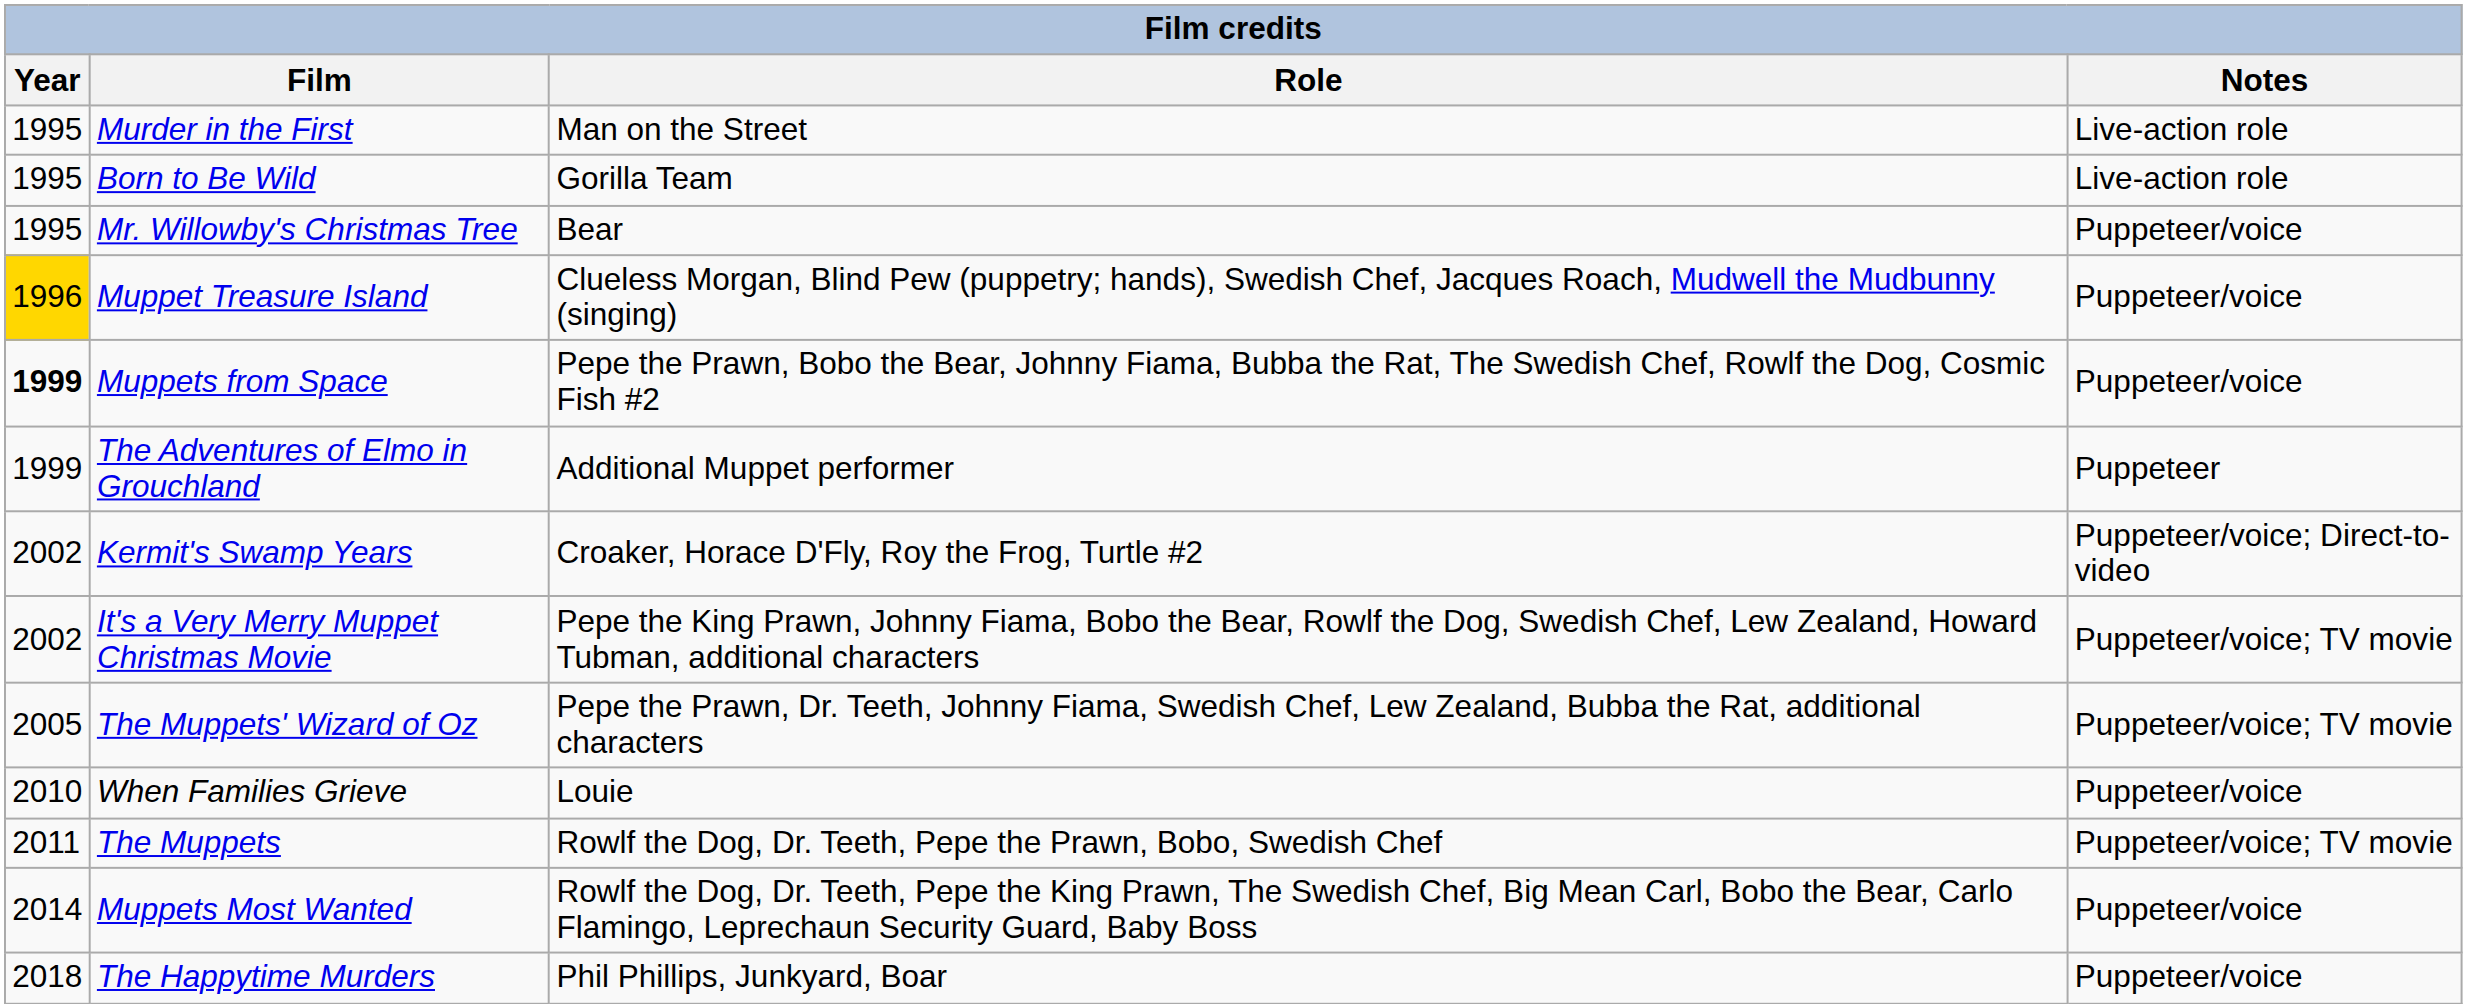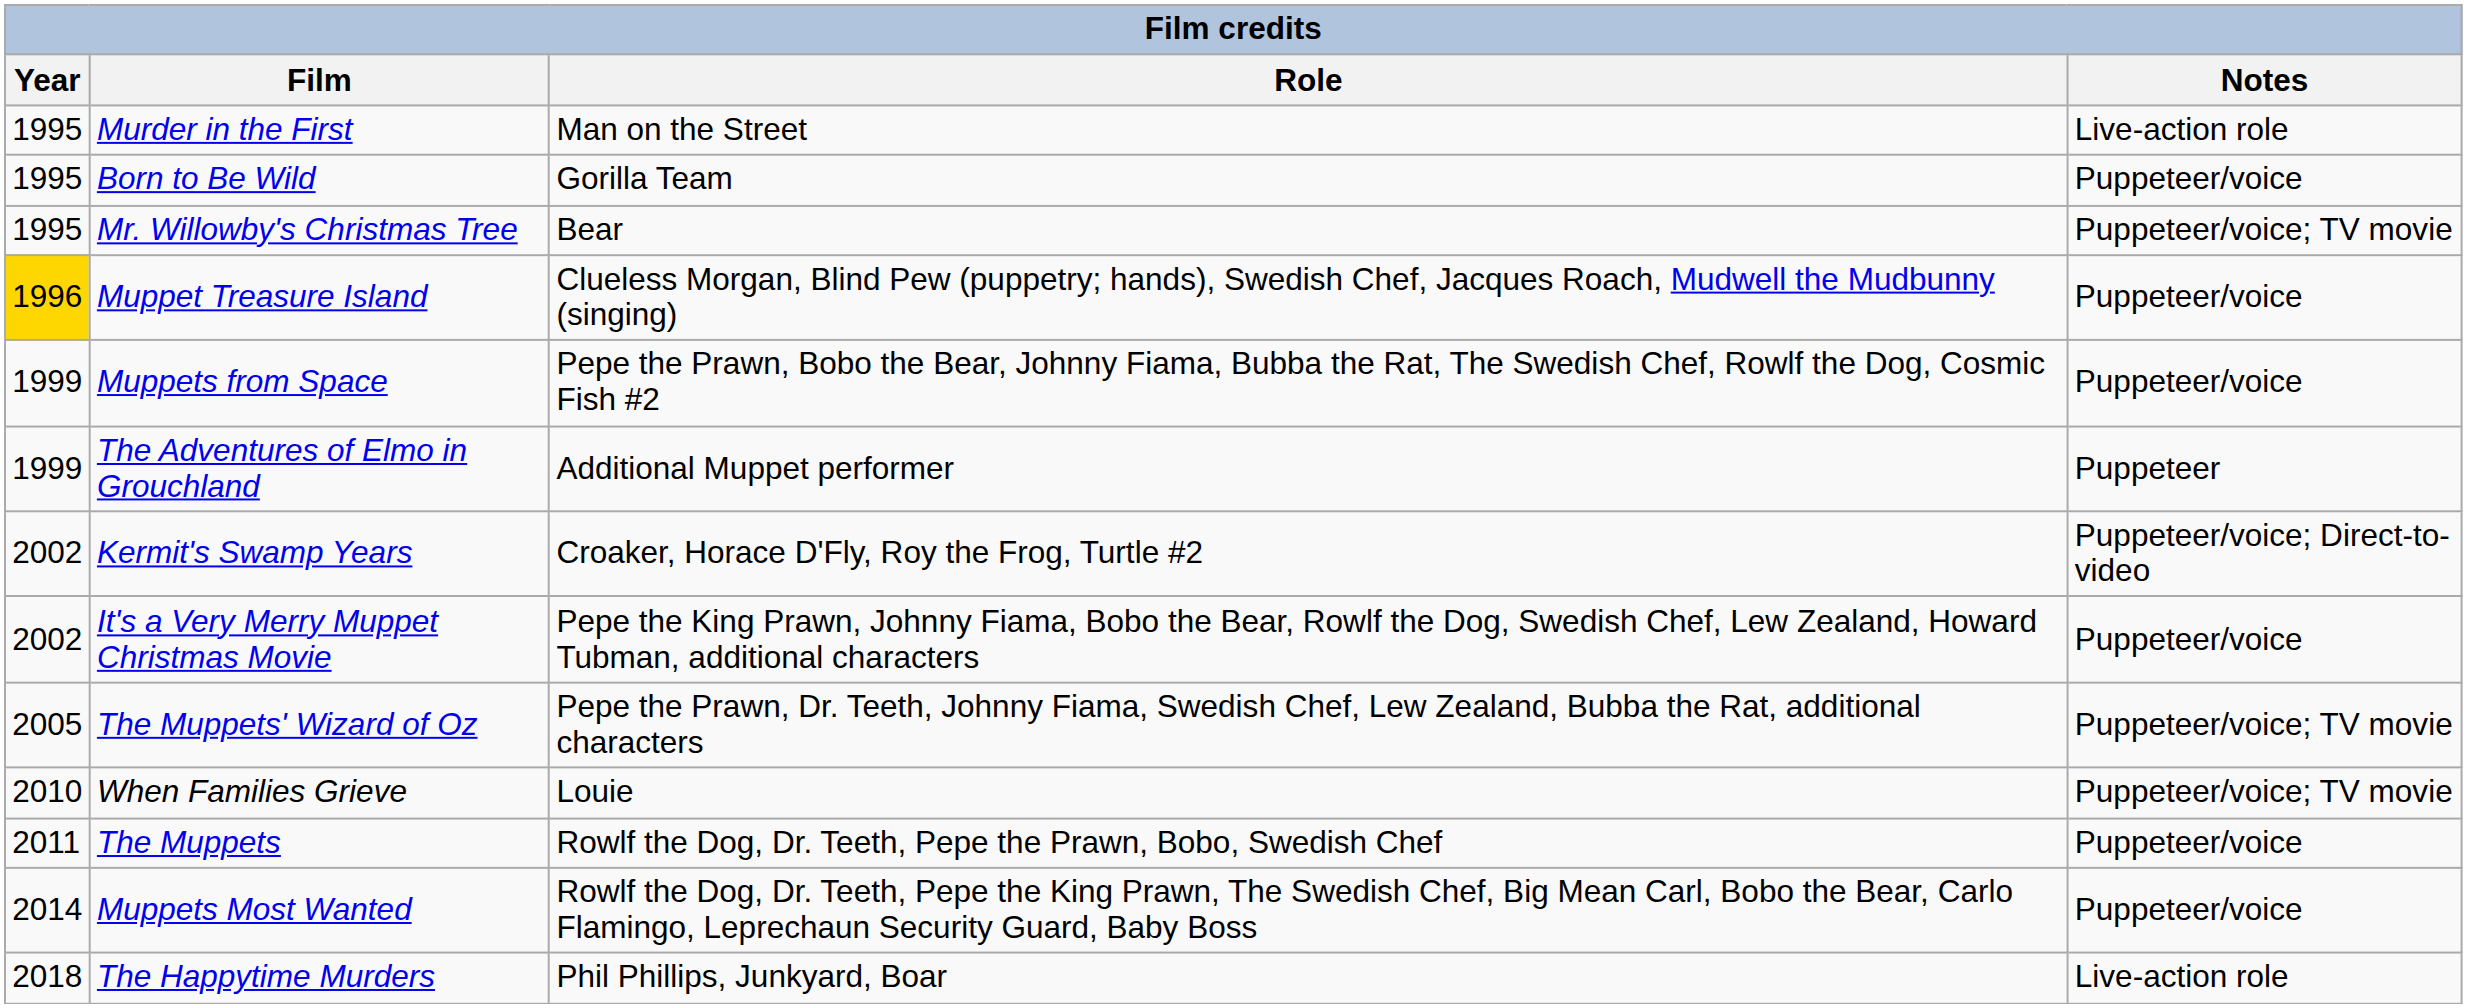(2182, 179) Live-action role -> (2189, 179) Puppeteer/voice
(2189, 229) Puppeteer/voice -> (2264, 229) Puppeteer/voice; TV movie
(47, 382) bold -> (47, 382) normal
(2264, 638) Puppeteer/voice; TV movie -> (2189, 638) Puppeteer/voice
(2189, 792) Puppeteer/voice -> (2264, 792) Puppeteer/voice; TV movie
(2264, 842) Puppeteer/voice; TV movie -> (2189, 842) Puppeteer/voice
(2189, 977) Puppeteer/voice -> (2182, 977) Live-action role
